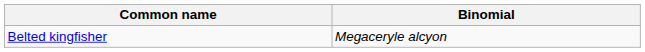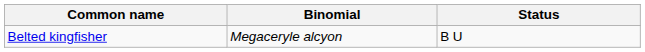+ column: (539, 15)
